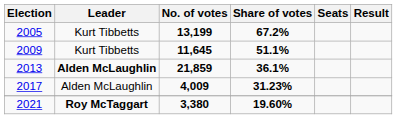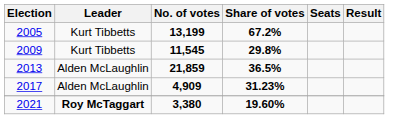(195, 50) 11,645 -> (187, 50) 11,545
(273, 50) 51.1% -> (265, 50) 29.8%
(107, 68) bold -> (103, 68) normal
(273, 68) 36.1% -> (265, 68) 36.5%
(195, 86) 4,009 -> (187, 86) 4,909
